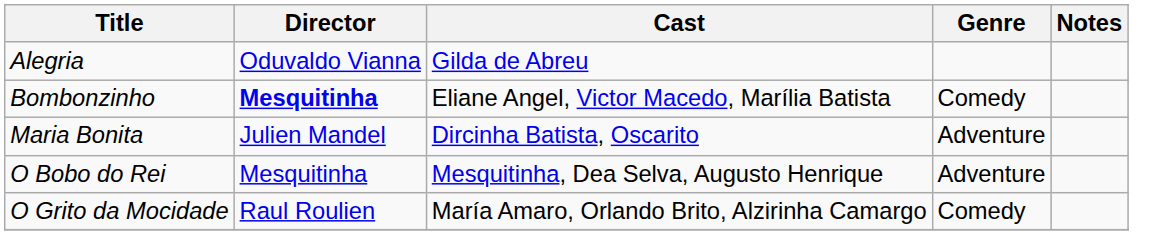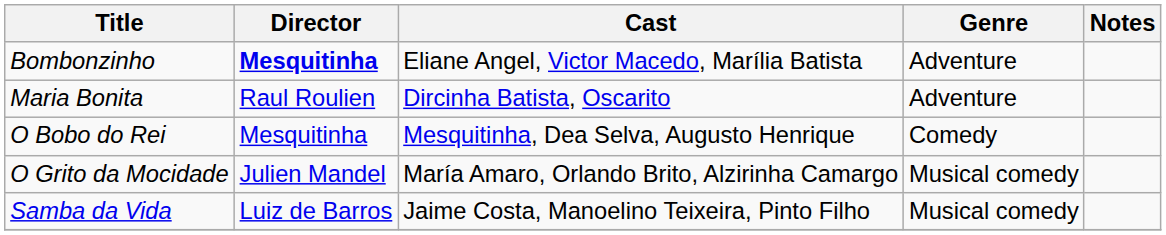- row: (47, 60)
(982, 98) Comedy -> (963, 60) Adventure
(313, 135) Julien Mandel -> (307, 98) Raul Roulien
(992, 173) Adventure -> (953, 135) Comedy
(307, 211) Raul Roulien -> (313, 173) Julien Mandel
(982, 211) Comedy -> (994, 173) Musical comedy
+ row: (91, 211)
